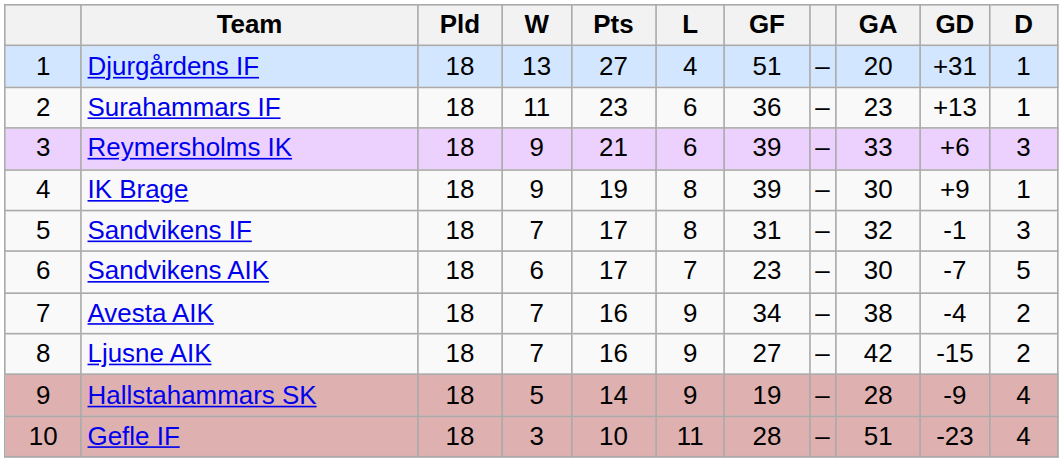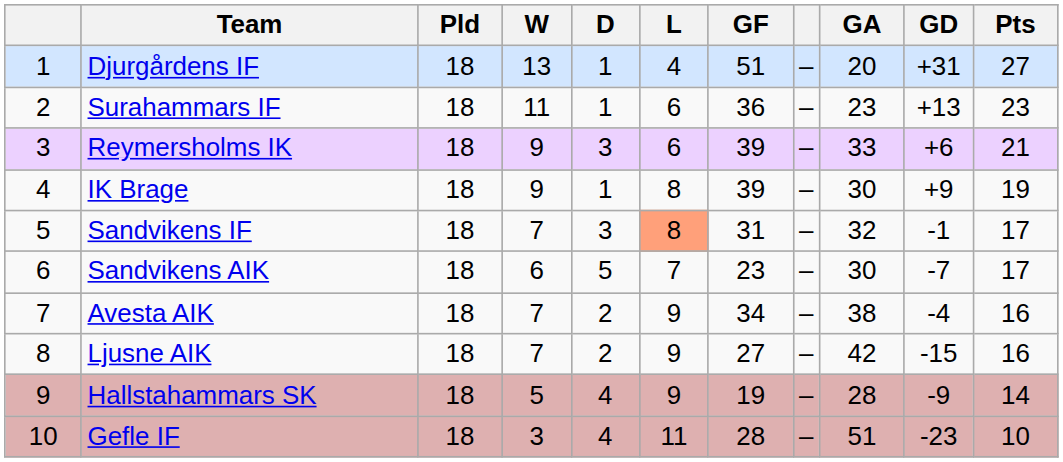columns swapped: (1024, 25) <-> (613, 25)
(690, 230) no background -> (674, 230) lightsalmon background
